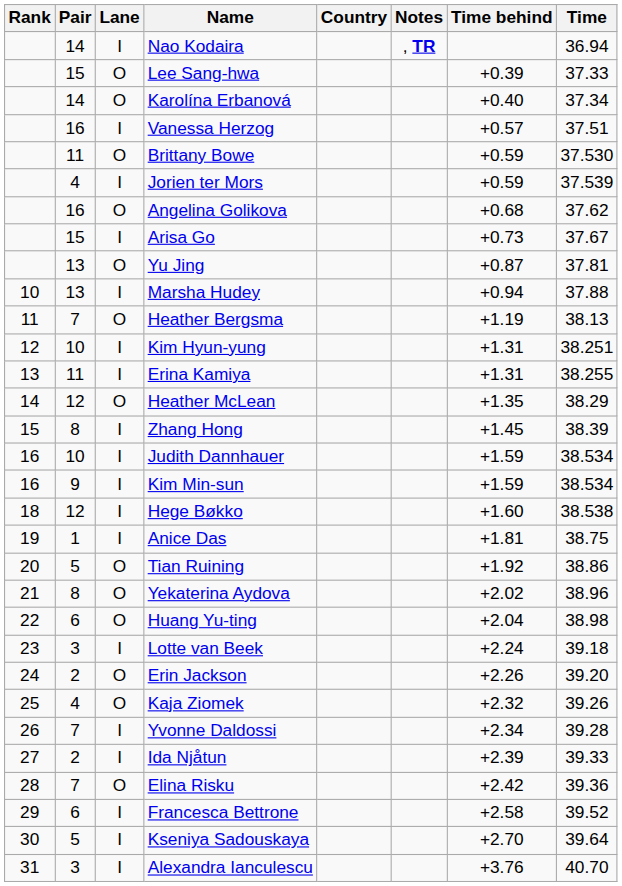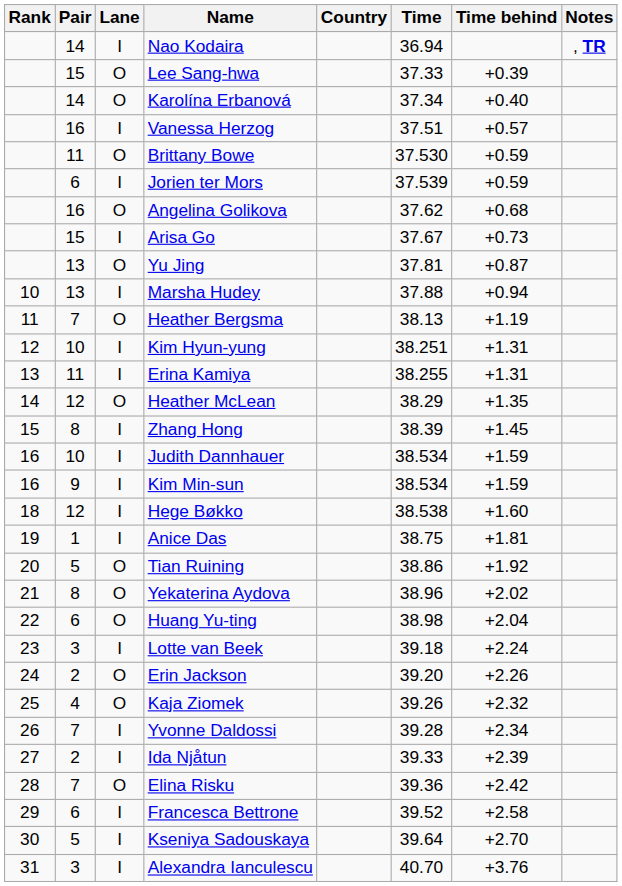columns swapped: (587, 18) <-> (419, 18)
(75, 182) 4 -> (75, 182) 6
